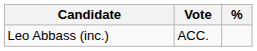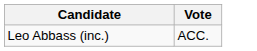- column: (237, 14)
